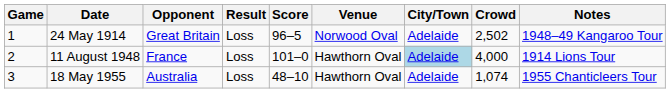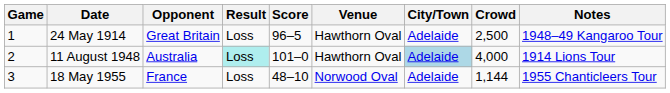(356, 35) Norwood Oval -> (358, 35) Hawthorn Oval
(492, 35) 2,502 -> (492, 35) 2,500
(167, 56) France -> (172, 56) Australia
(240, 56) no background -> (240, 56) paleturquoise background
(172, 77) Australia -> (167, 77) France
(358, 77) Hawthorn Oval -> (356, 77) Norwood Oval
(492, 77) 1,074 -> (492, 77) 1,144
